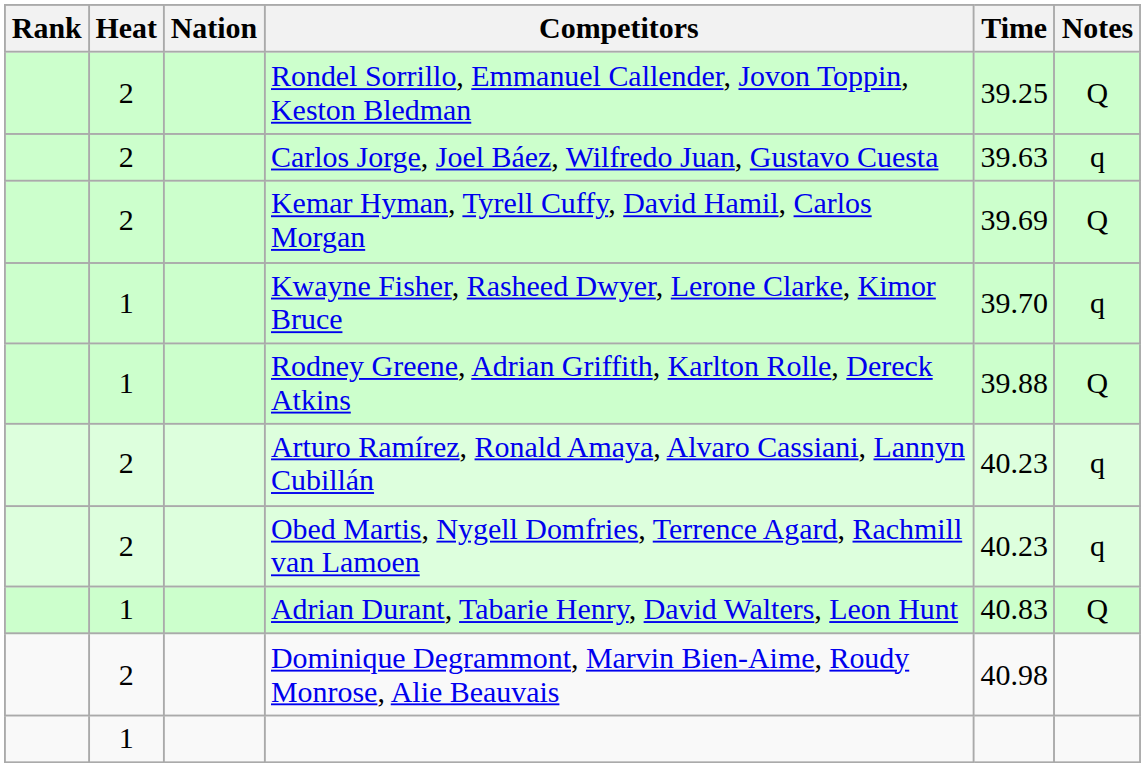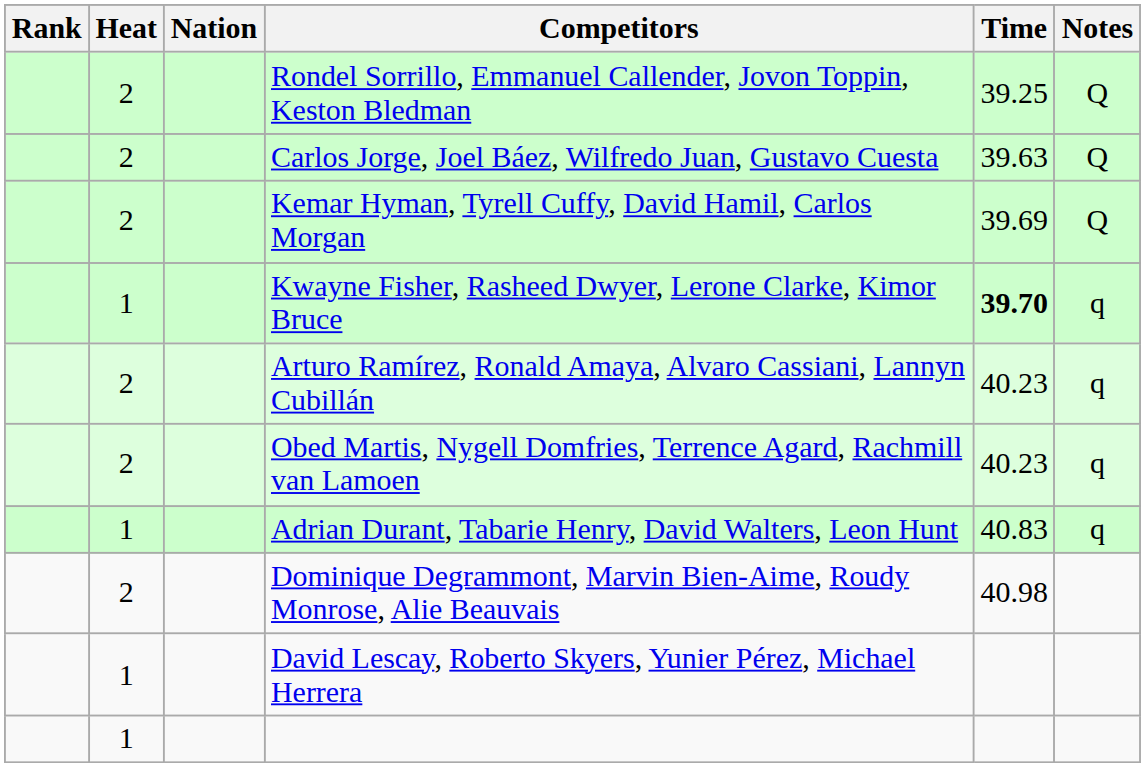(1097, 156) q -> (1097, 156) Q
(1014, 302) normal -> (1014, 302) bold
- row: (602, 383)
(1097, 609) Q -> (1097, 528) q
+ row: (593, 674)
